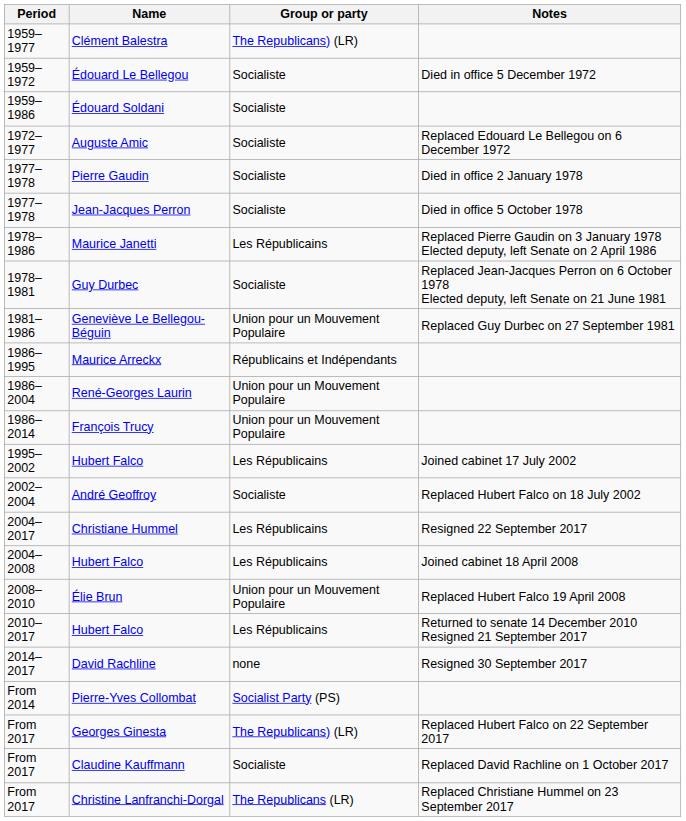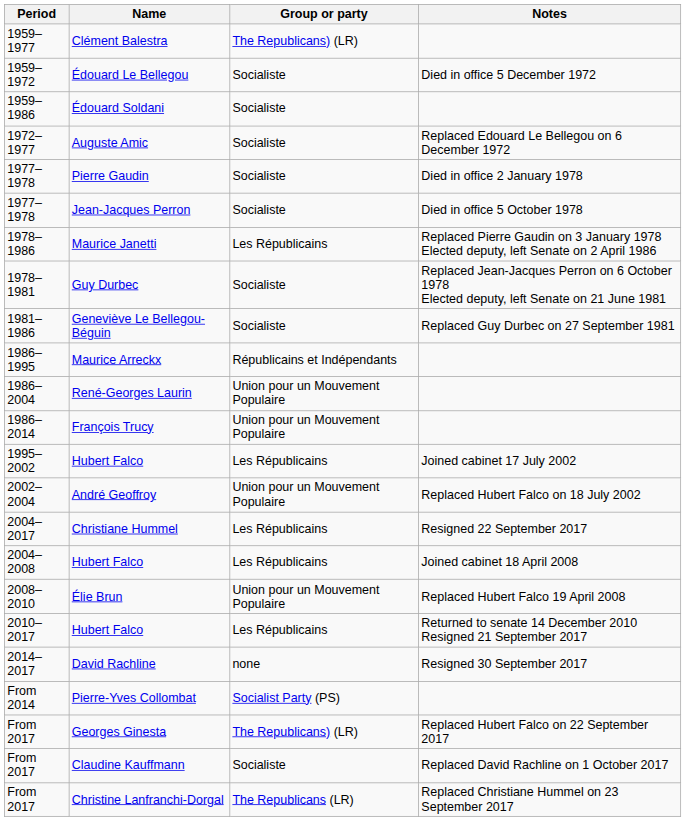(306, 325) Union pour un Mouvement Populaire -> (259, 325) Socialiste
(259, 495) Socialiste -> (306, 495) Union pour un Mouvement Populaire
